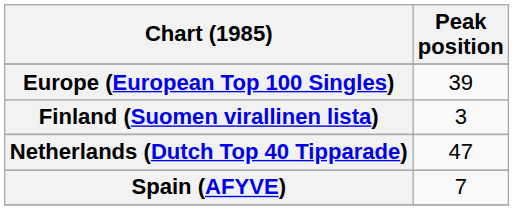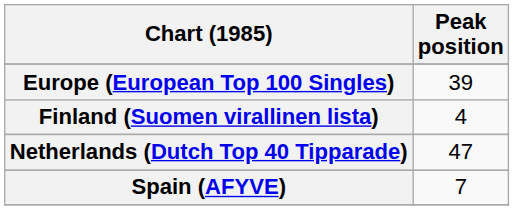(461, 116) 3 -> (461, 116) 4
